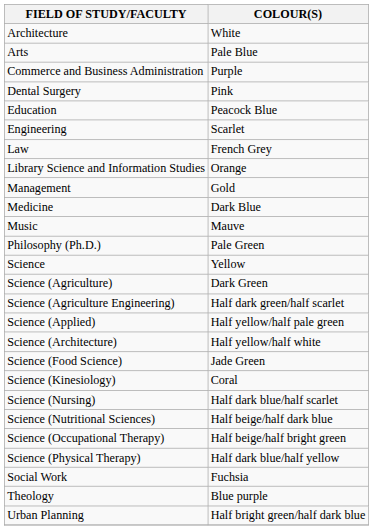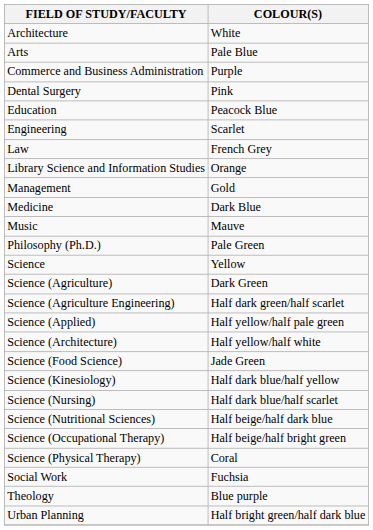(224, 380) Coral -> (275, 380) Half dark blue/half yellow
(275, 457) Half dark blue/half yellow -> (224, 457) Coral
